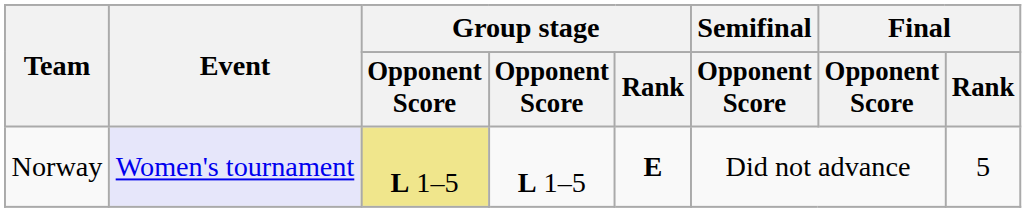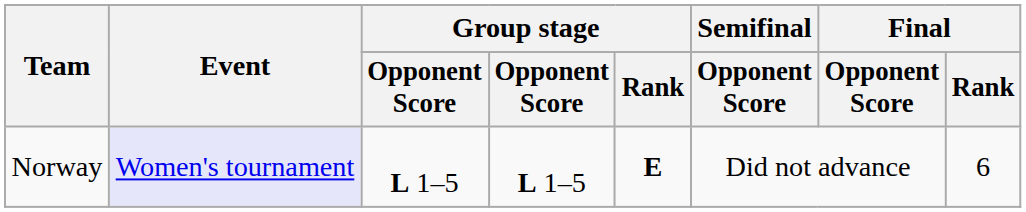(425, 183) khaki background -> (425, 183) no background
(983, 166) 5 -> (983, 166) 6
